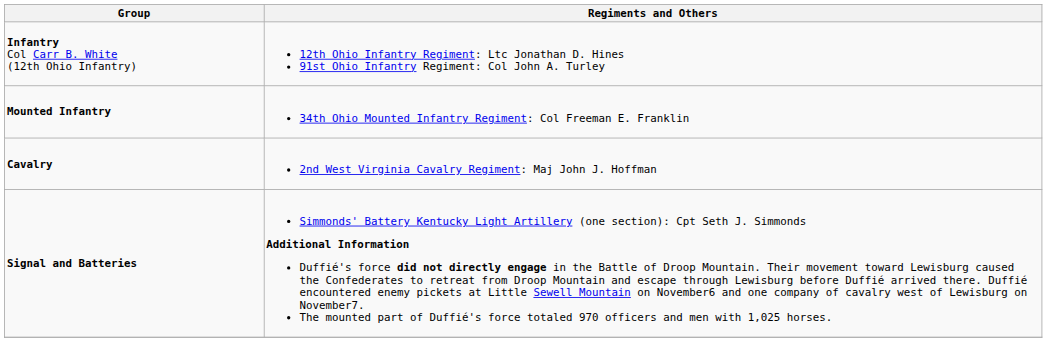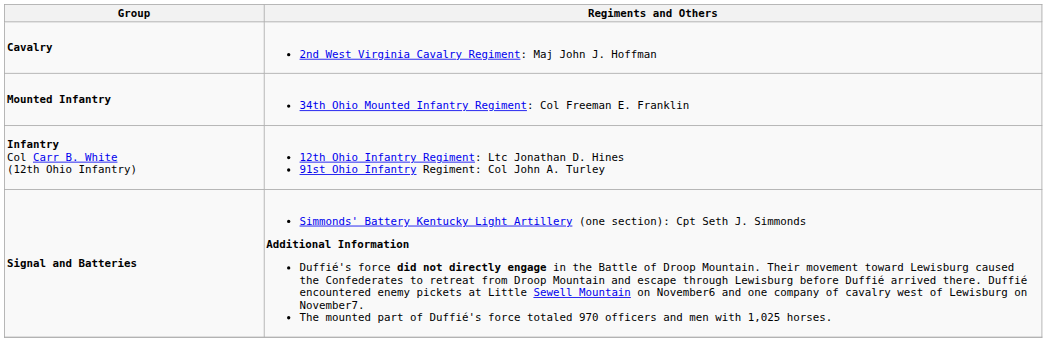rows swapped: (72, 54) <-> (30, 163)
